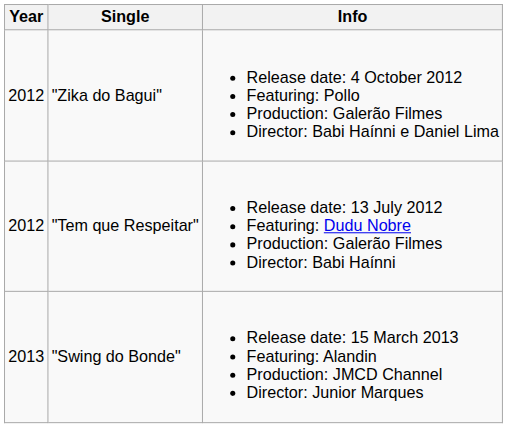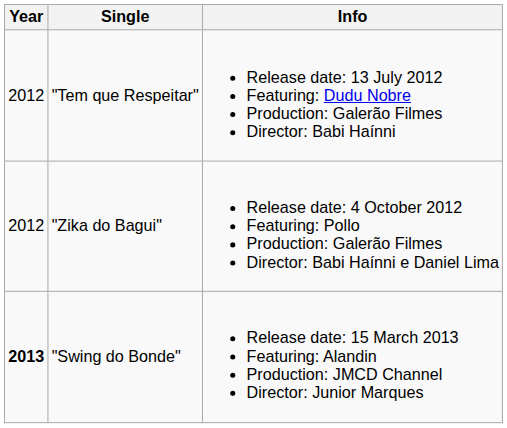rows swapped: (125, 226) <-> (107, 95)
(26, 356) normal -> (26, 356) bold
